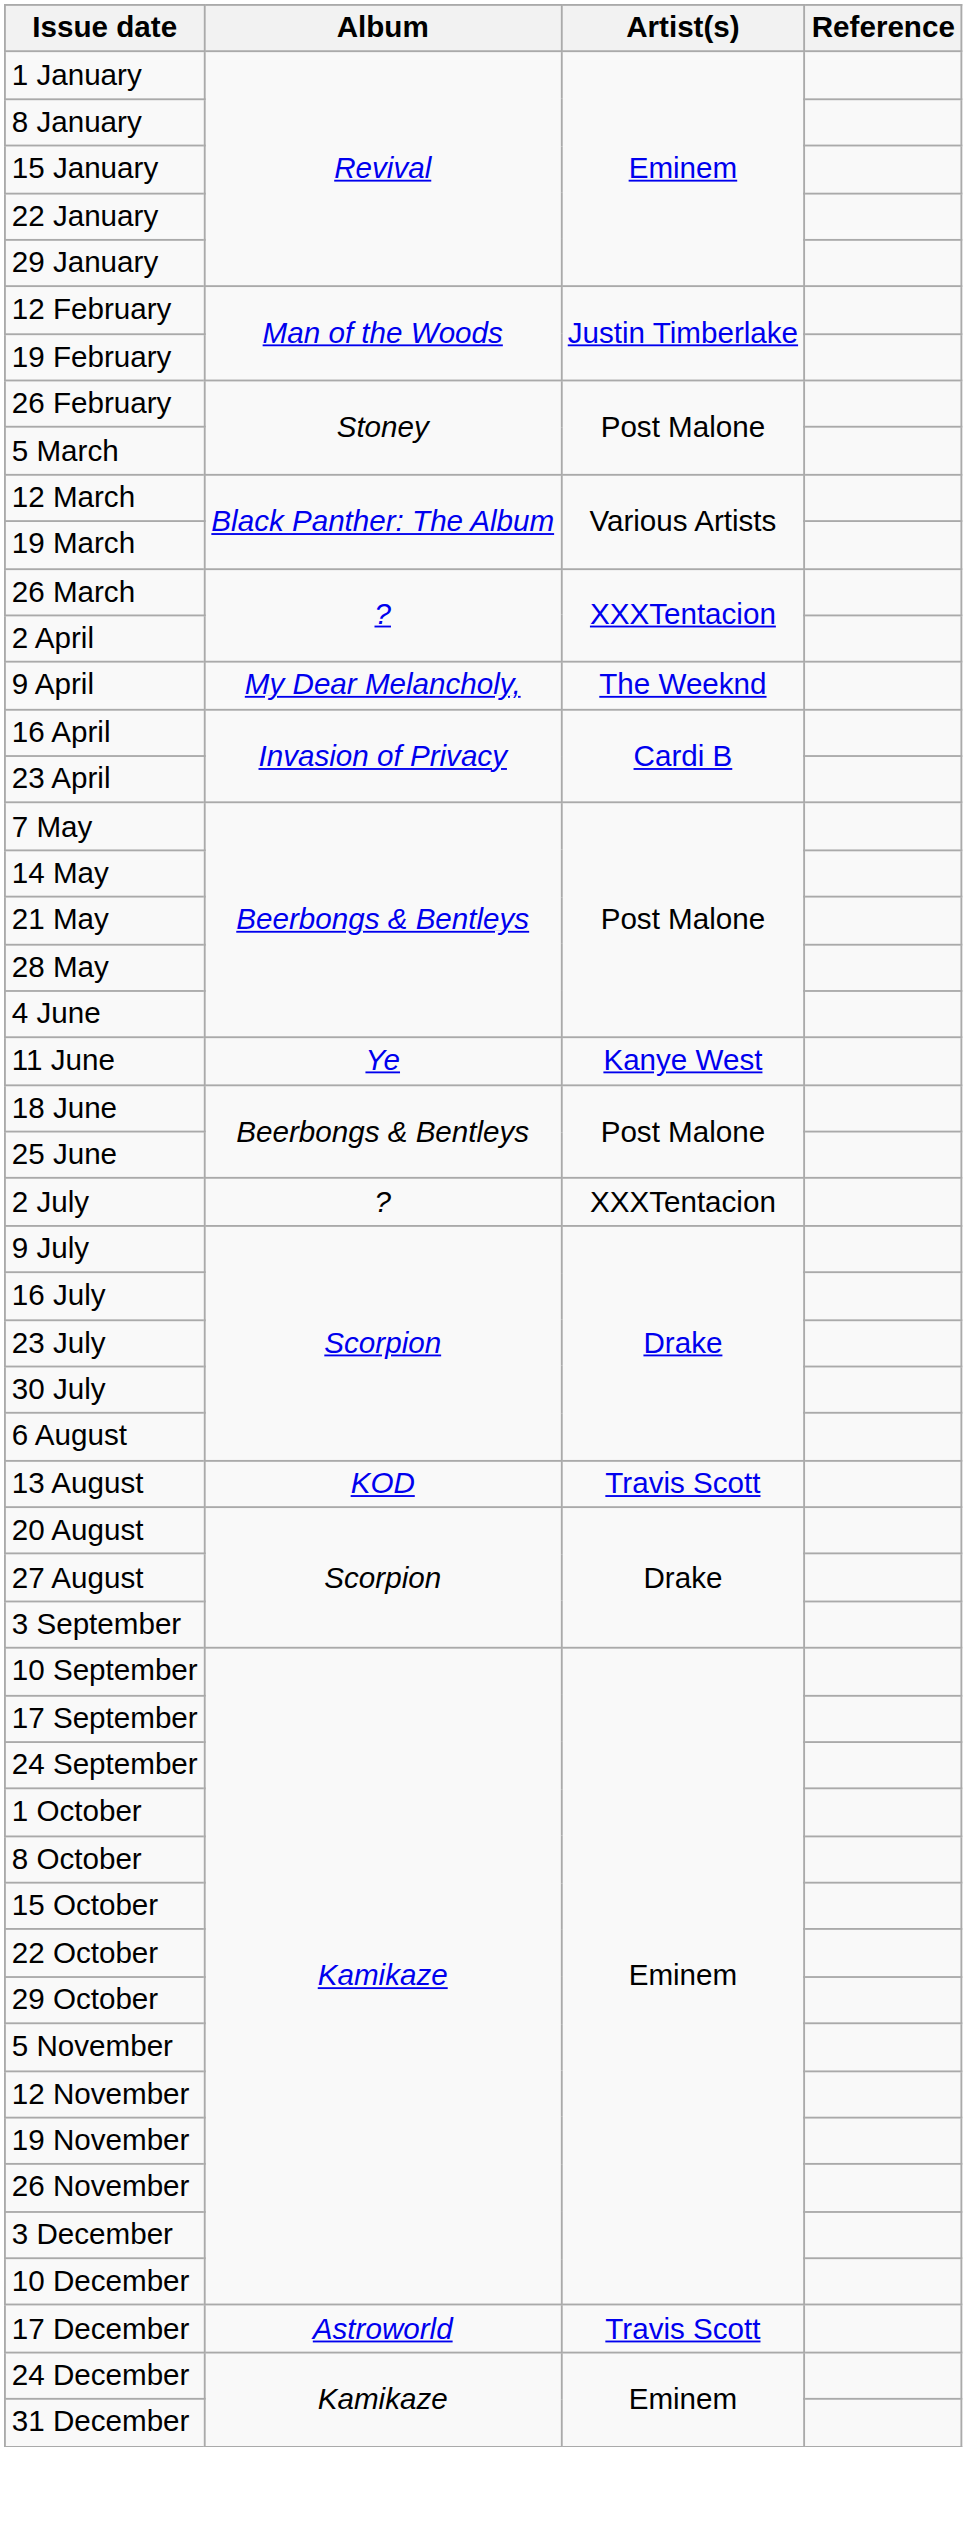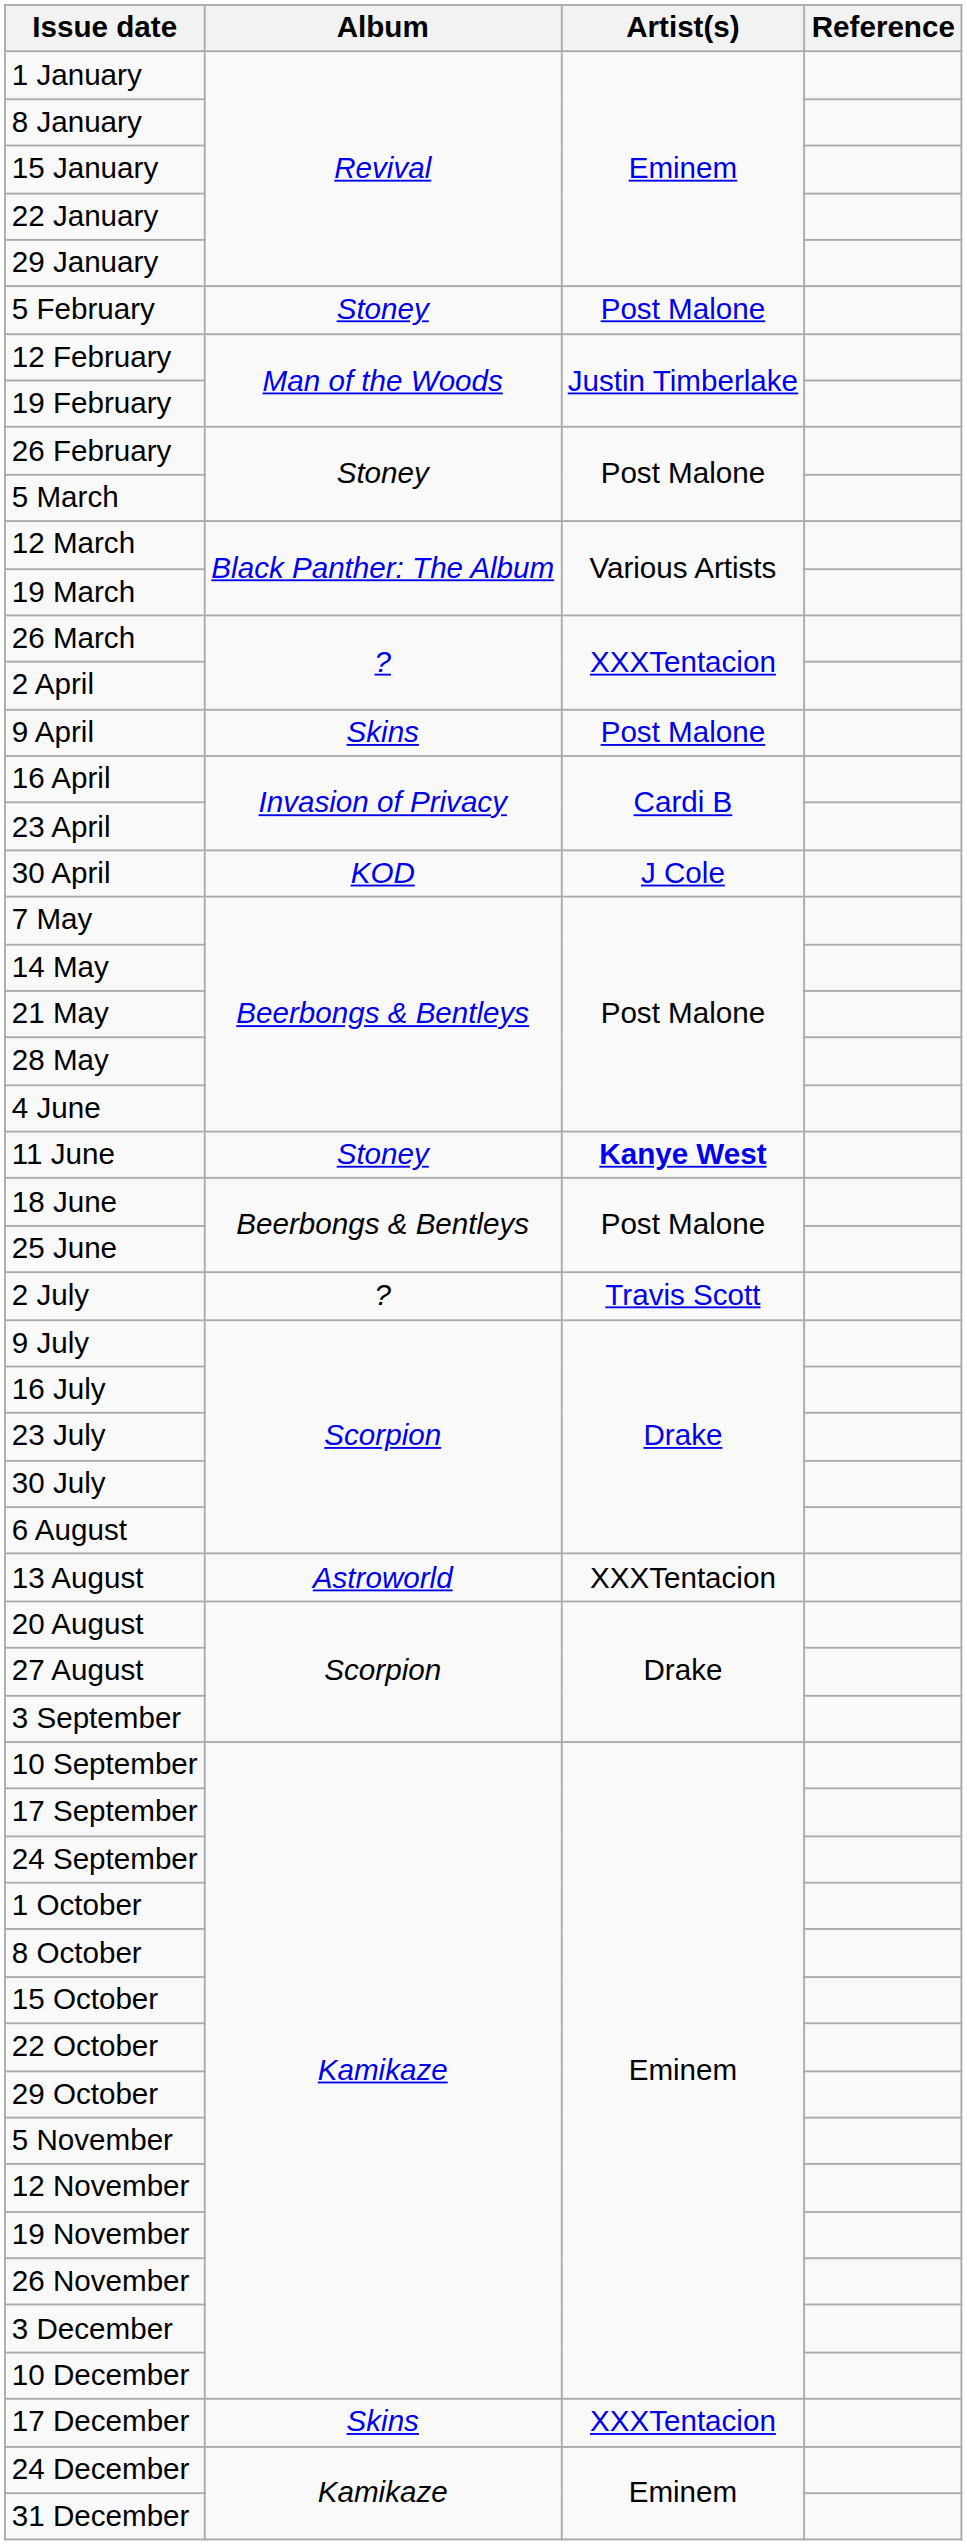+ row: (83, 309)
(383, 685) My Dear Melancholy, -> (383, 732) Skins
(683, 685) The Weeknd -> (683, 732) Post Malone
+ row: (61, 872)
(383, 1060) Ye -> (383, 1154) Stoney
(683, 1060) normal -> (683, 1154) bold
(683, 1201) XXXTentacion -> (683, 1295) Travis Scott
(383, 1483) KOD -> (383, 1577) Astroworld
(683, 1483) Travis Scott -> (683, 1577) XXXTentacion
(383, 2328) Astroworld -> (383, 2422) Skins
(683, 2328) Travis Scott -> (683, 2422) XXXTentacion
